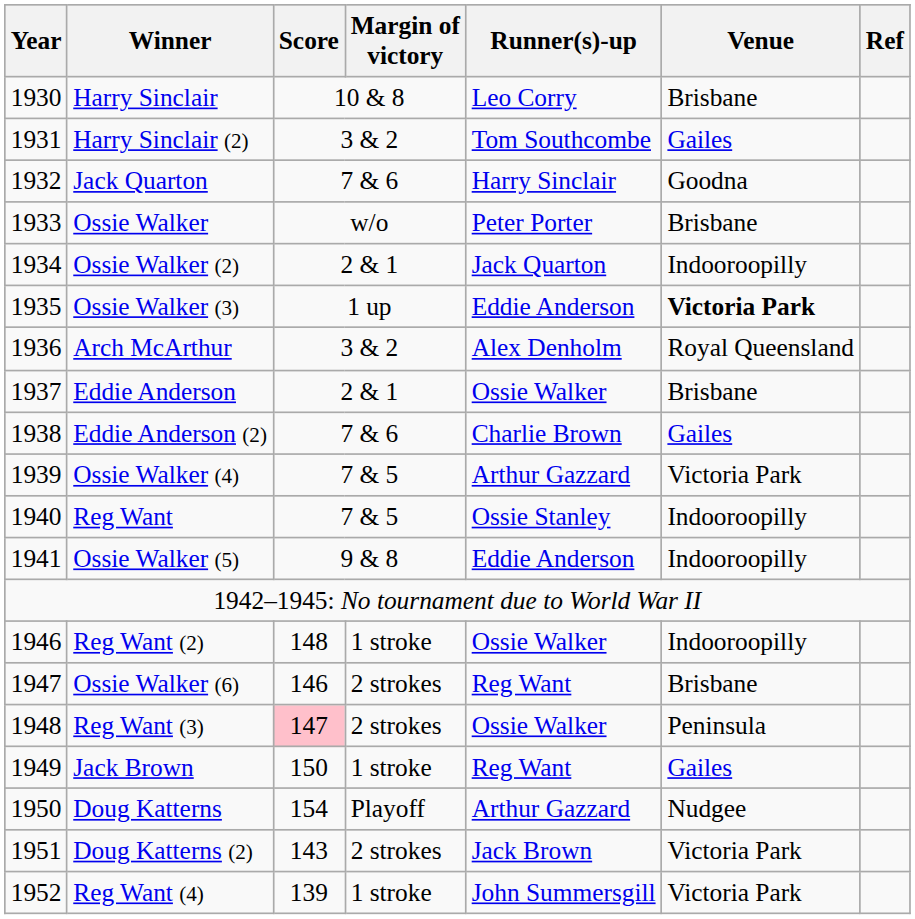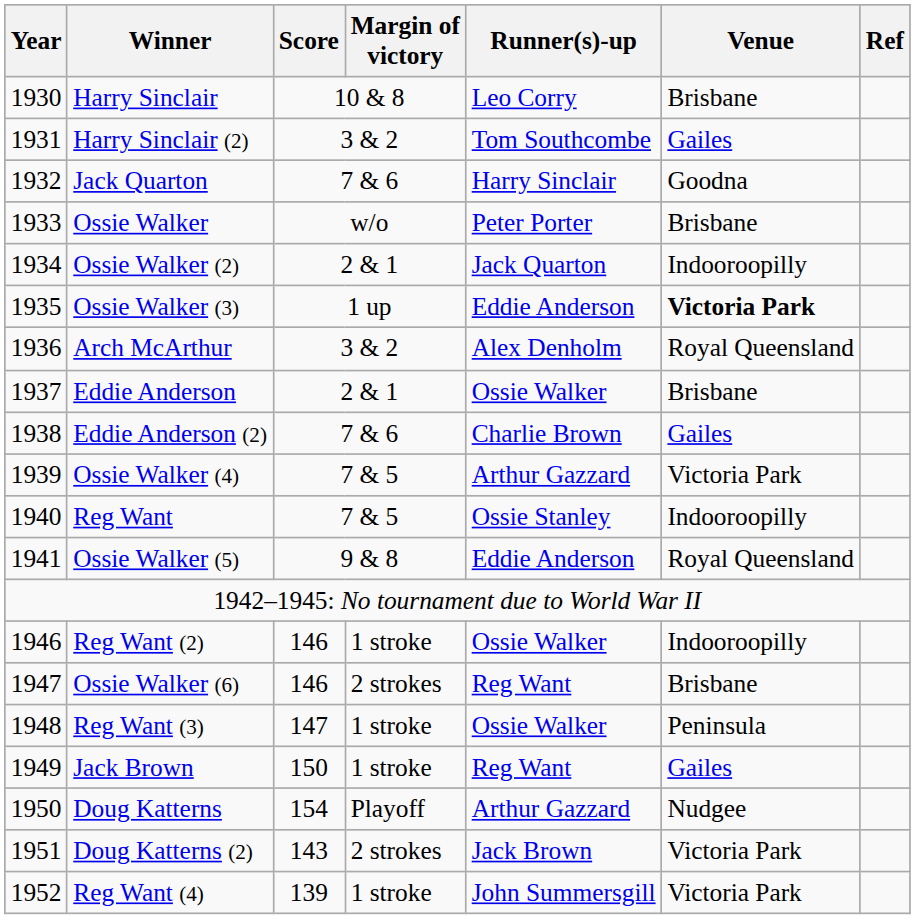(737, 557) Indooroopilly -> (761, 557) Royal Queensland
(309, 641) 148 -> (309, 641) 146
(309, 725) pink background -> (309, 725) no background
(396, 725) 2 strokes -> (391, 725) 1 stroke
